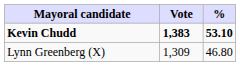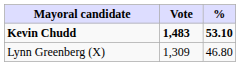(176, 33) 1,383 -> (176, 33) 1,483
